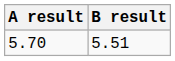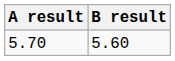(110, 43) 5.51 -> (110, 43) 5.60
